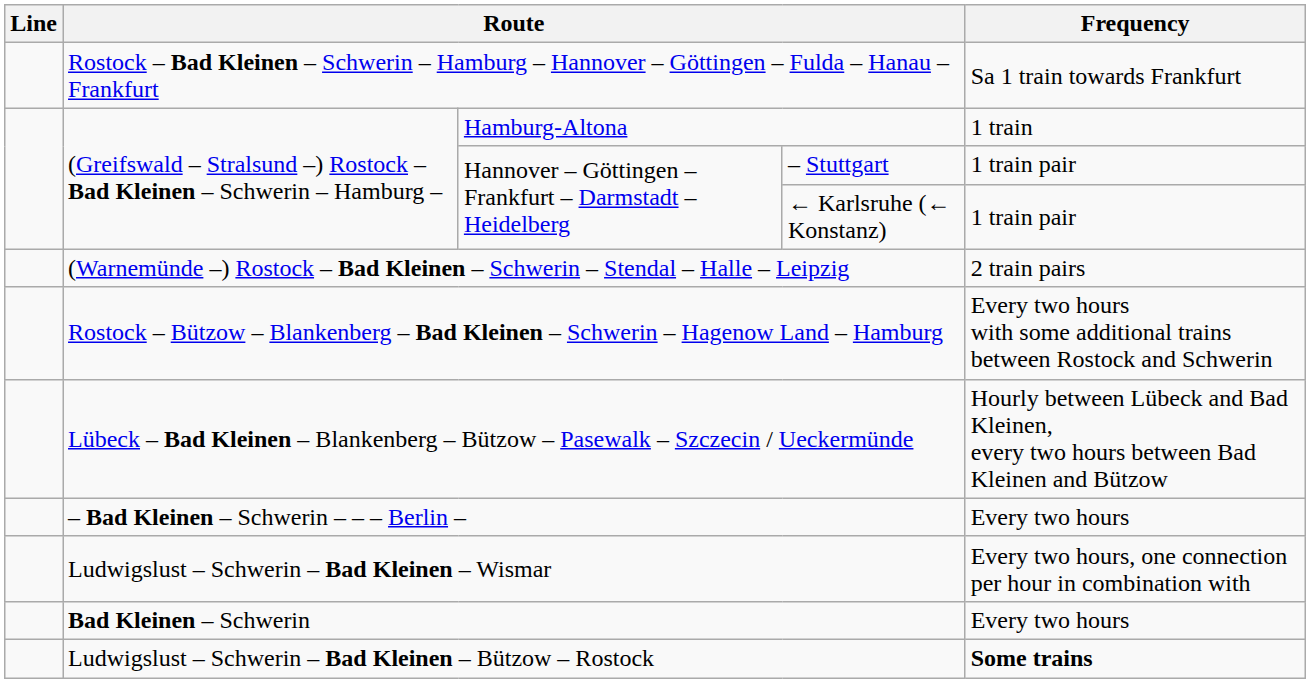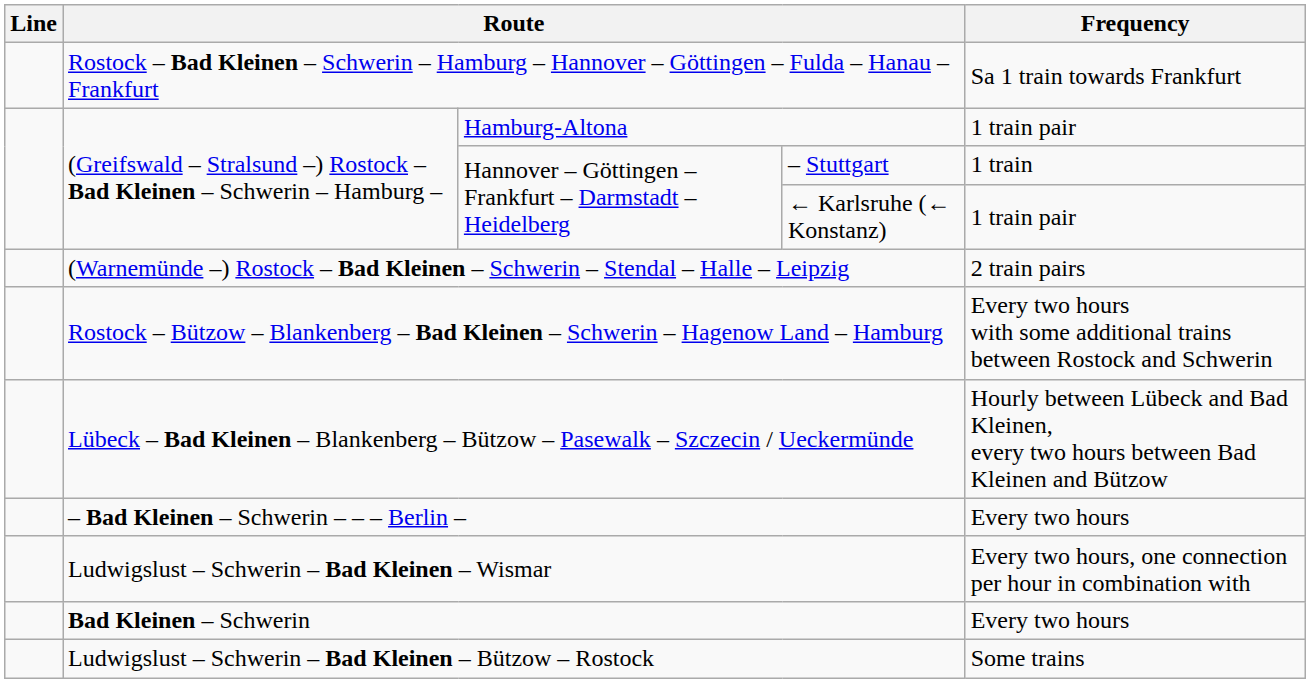(1002, 126) 1 train -> (1023, 126) 1 train pair
(1023, 164) 1 train pair -> (1002, 164) 1 train
(1032, 658) bold -> (1028, 658) normal
